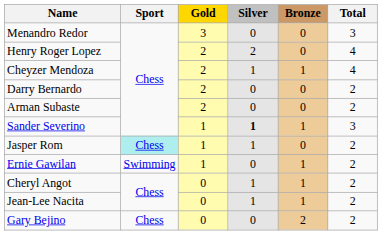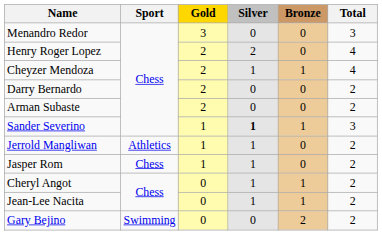+ row: (52, 145)
(150, 145) paleturquoise background -> (150, 164) no background
- row: (41, 164)
(150, 220) Chess -> (150, 220) Swimming
